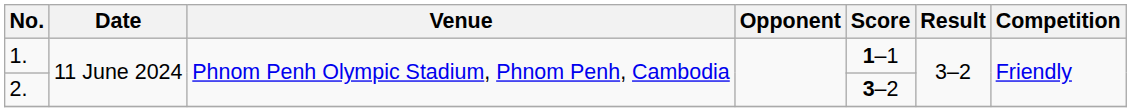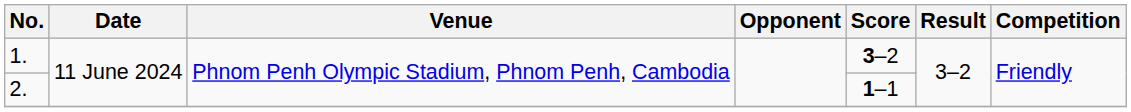(881, 55) 1–1 -> (881, 55) 3–2
(881, 89) 3–2 -> (881, 89) 1–1
